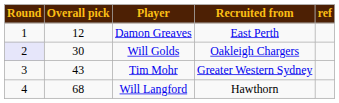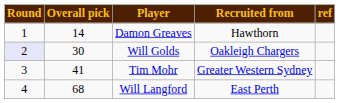(78, 32) 12 -> (78, 32) 14
(255, 32) East Perth -> (255, 32) Hawthorn
(78, 70) 43 -> (78, 70) 41
(255, 88) Hawthorn -> (255, 88) East Perth
